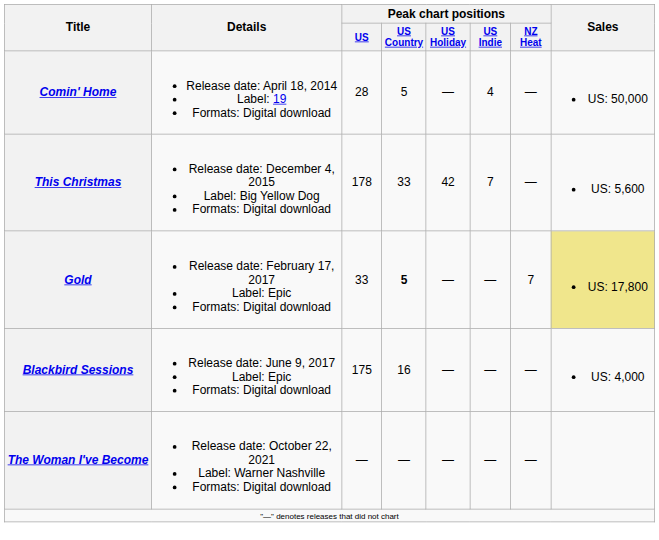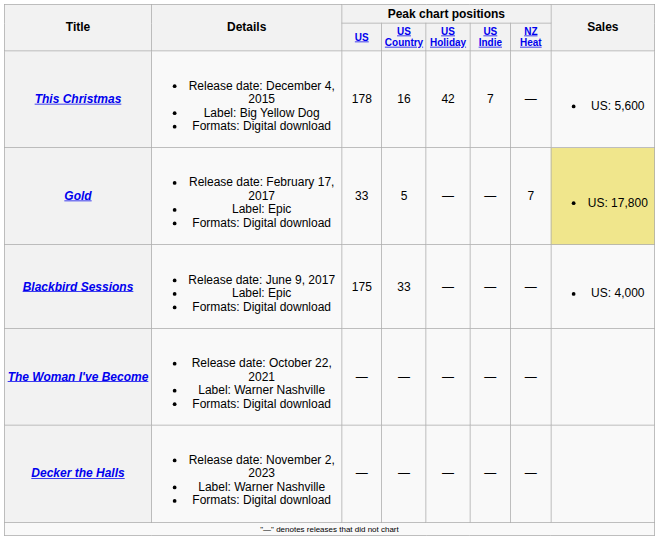- row: (78, 92)
(404, 182) 33 -> (404, 99) 16
(404, 279) bold -> (404, 196) normal
(404, 370) 16 -> (404, 286) 33
+ row: (78, 473)
